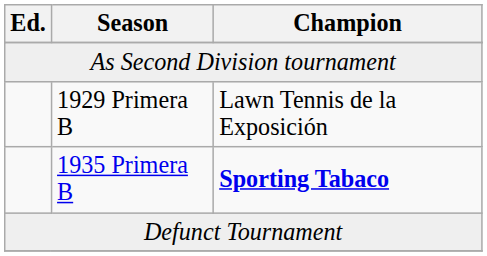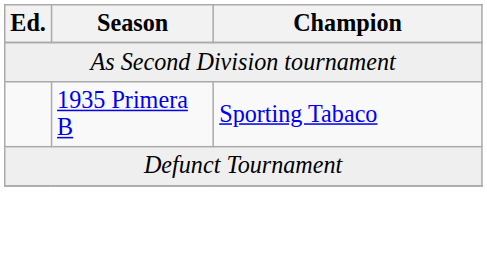- row: (122, 113)
(304, 179) bold -> (298, 113) normal
